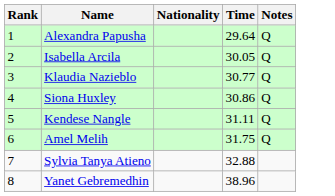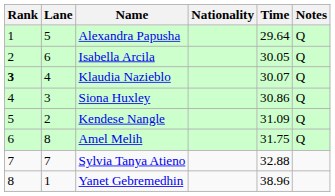+ column: (58, 14)
(11, 77) normal -> (11, 77) bold
(240, 77) 30.77 -> (275, 77) 30.07
(240, 118) 31.11 -> (275, 118) 31.09
